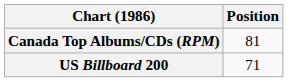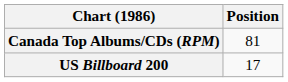(253, 64) 71 -> (253, 64) 17
